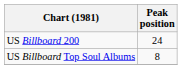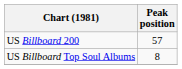(157, 40) 24 -> (157, 40) 57
